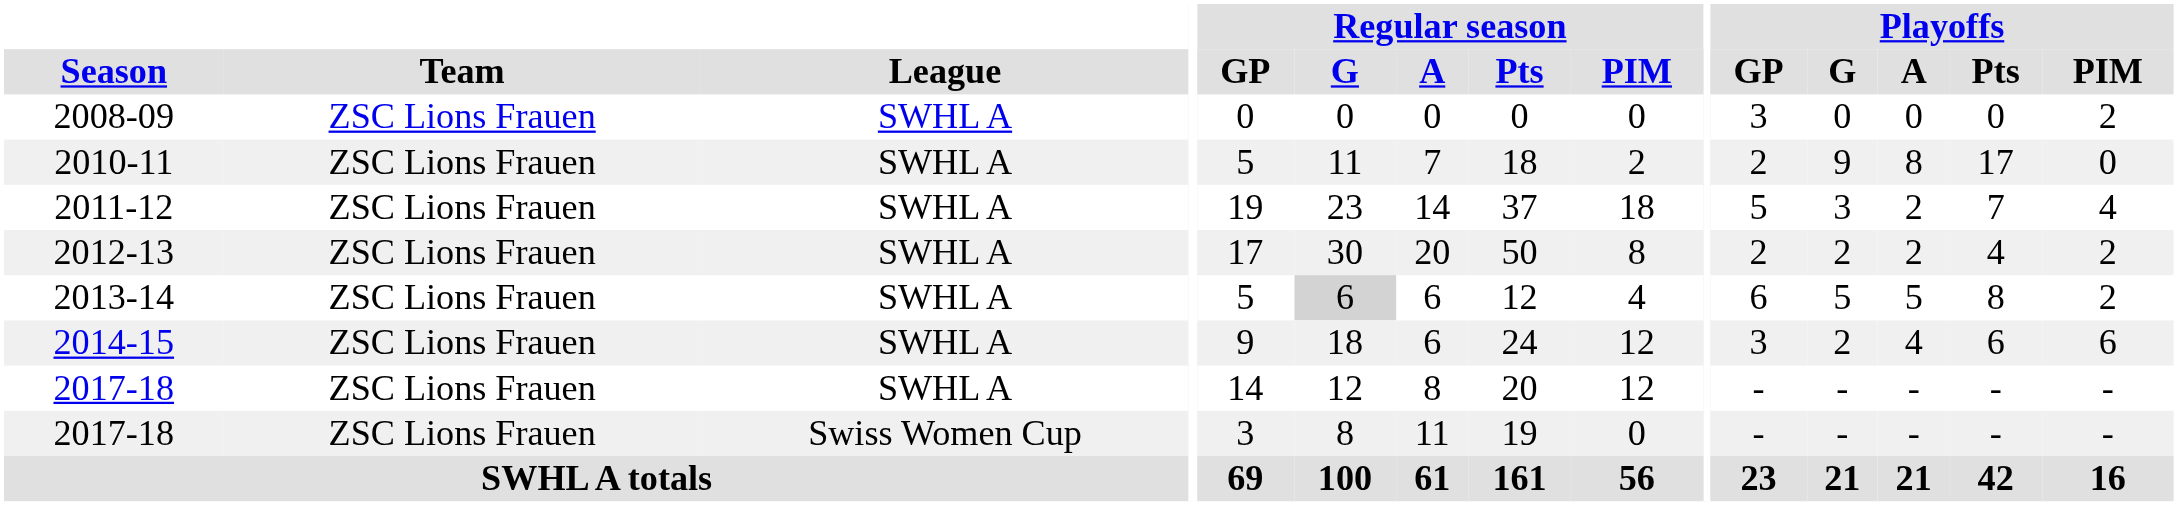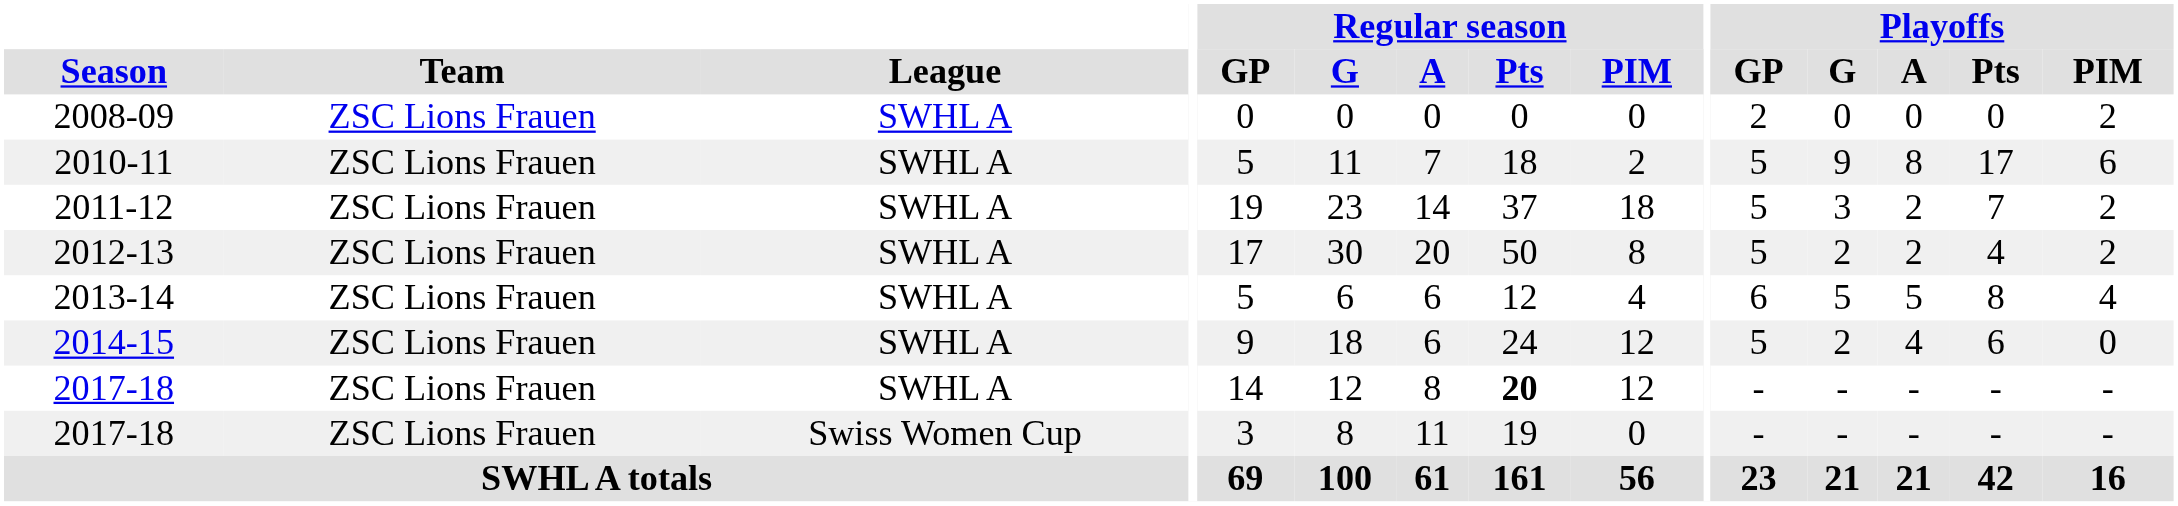(1759, 116) 3 -> (1759, 116) 2
(1759, 161) 2 -> (1759, 161) 5
(2108, 161) 0 -> (2108, 161) 6
(2108, 206) 4 -> (2108, 206) 2
(1759, 251) 2 -> (1759, 251) 5
(1345, 297) lightgrey background -> (1345, 297) no background
(2108, 297) 2 -> (2108, 297) 4
(1759, 342) 3 -> (1759, 342) 5
(2108, 342) 6 -> (2108, 342) 0
(1520, 387) normal -> (1520, 387) bold
